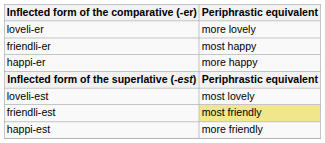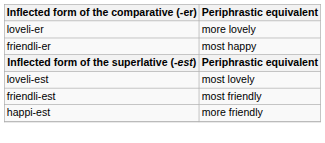- row: (26, 63)
(232, 113) khaki background -> (232, 96) no background
